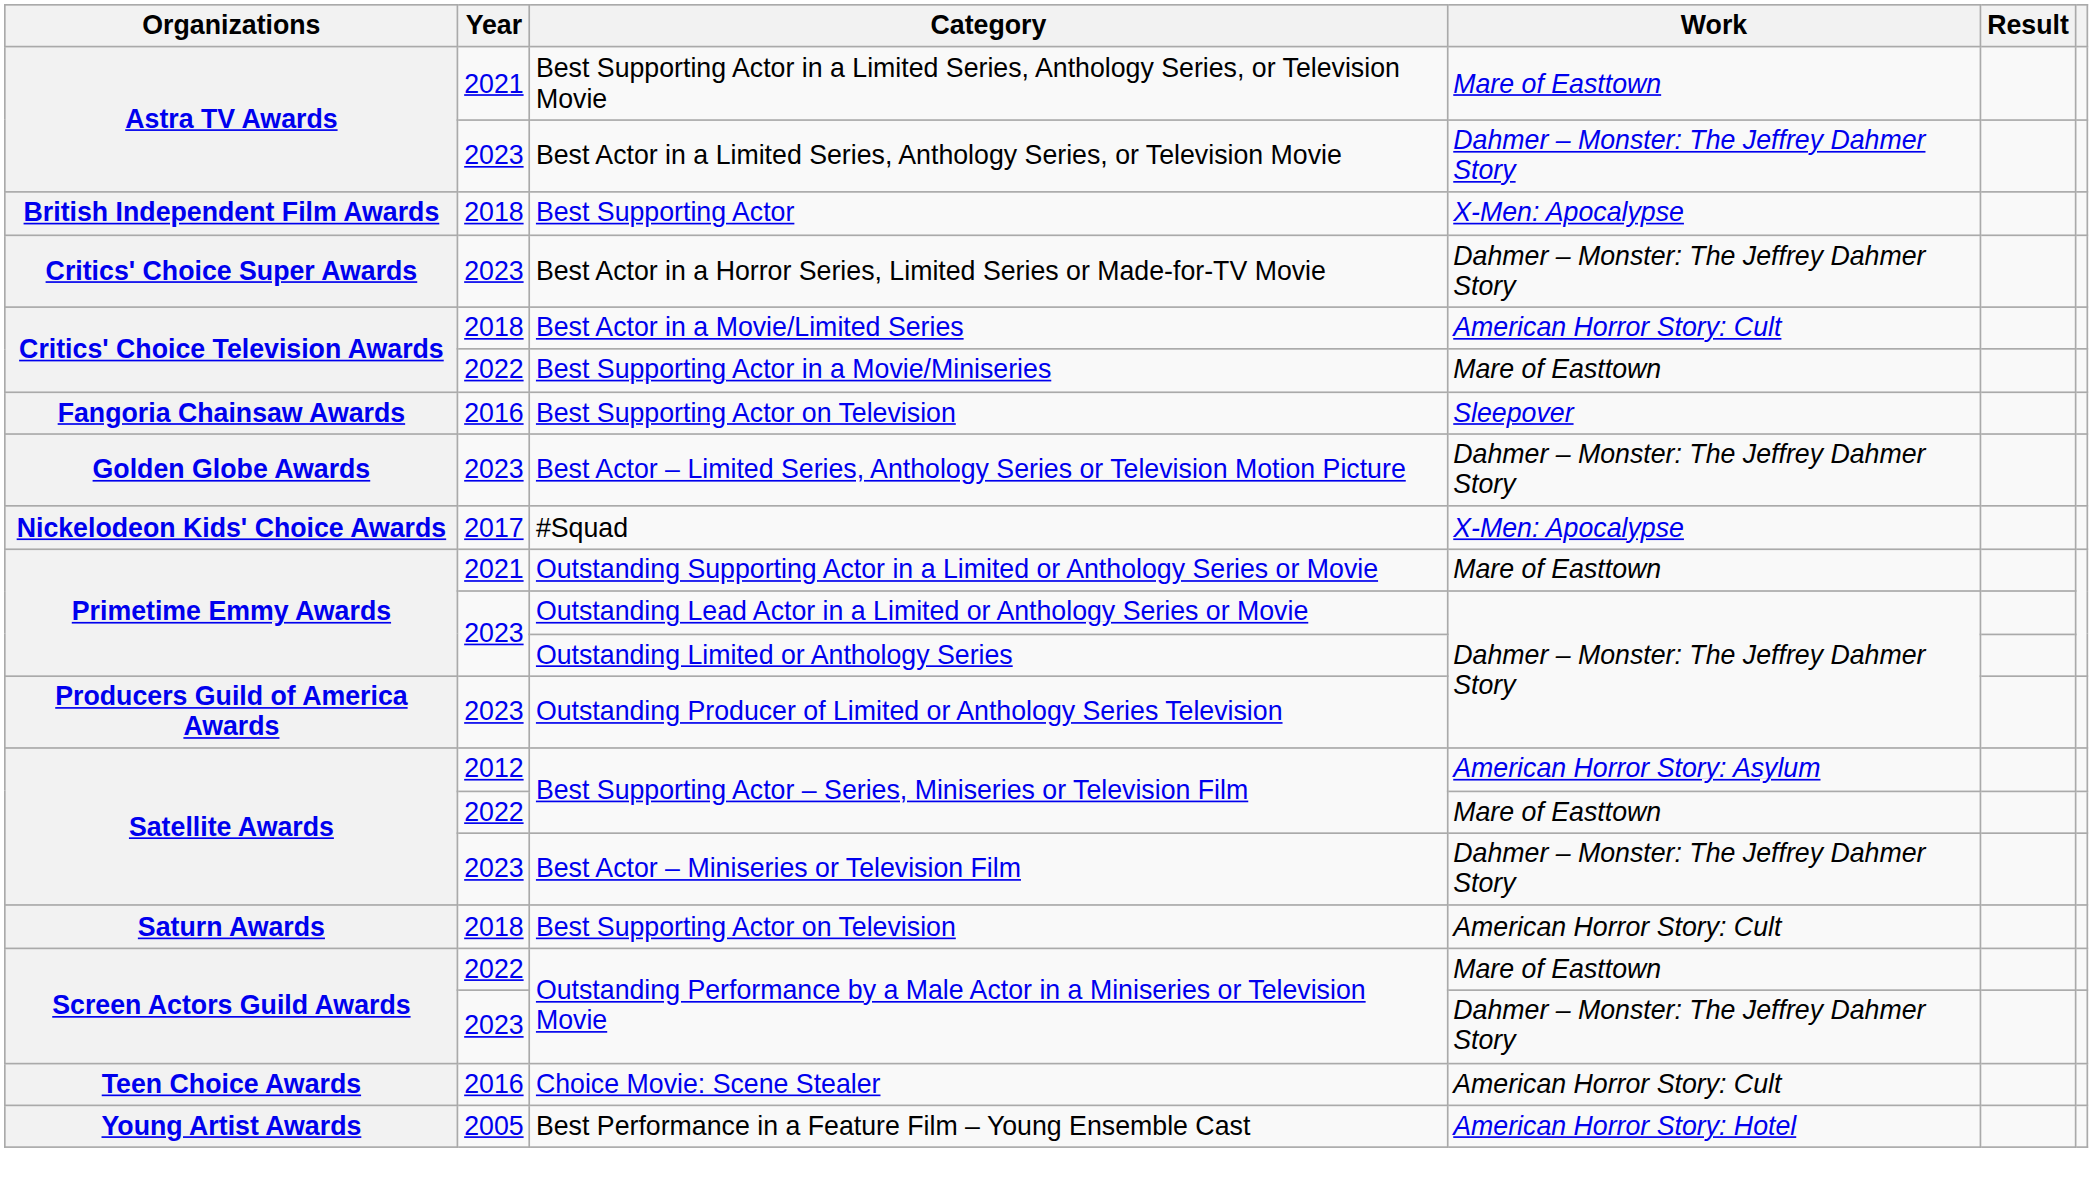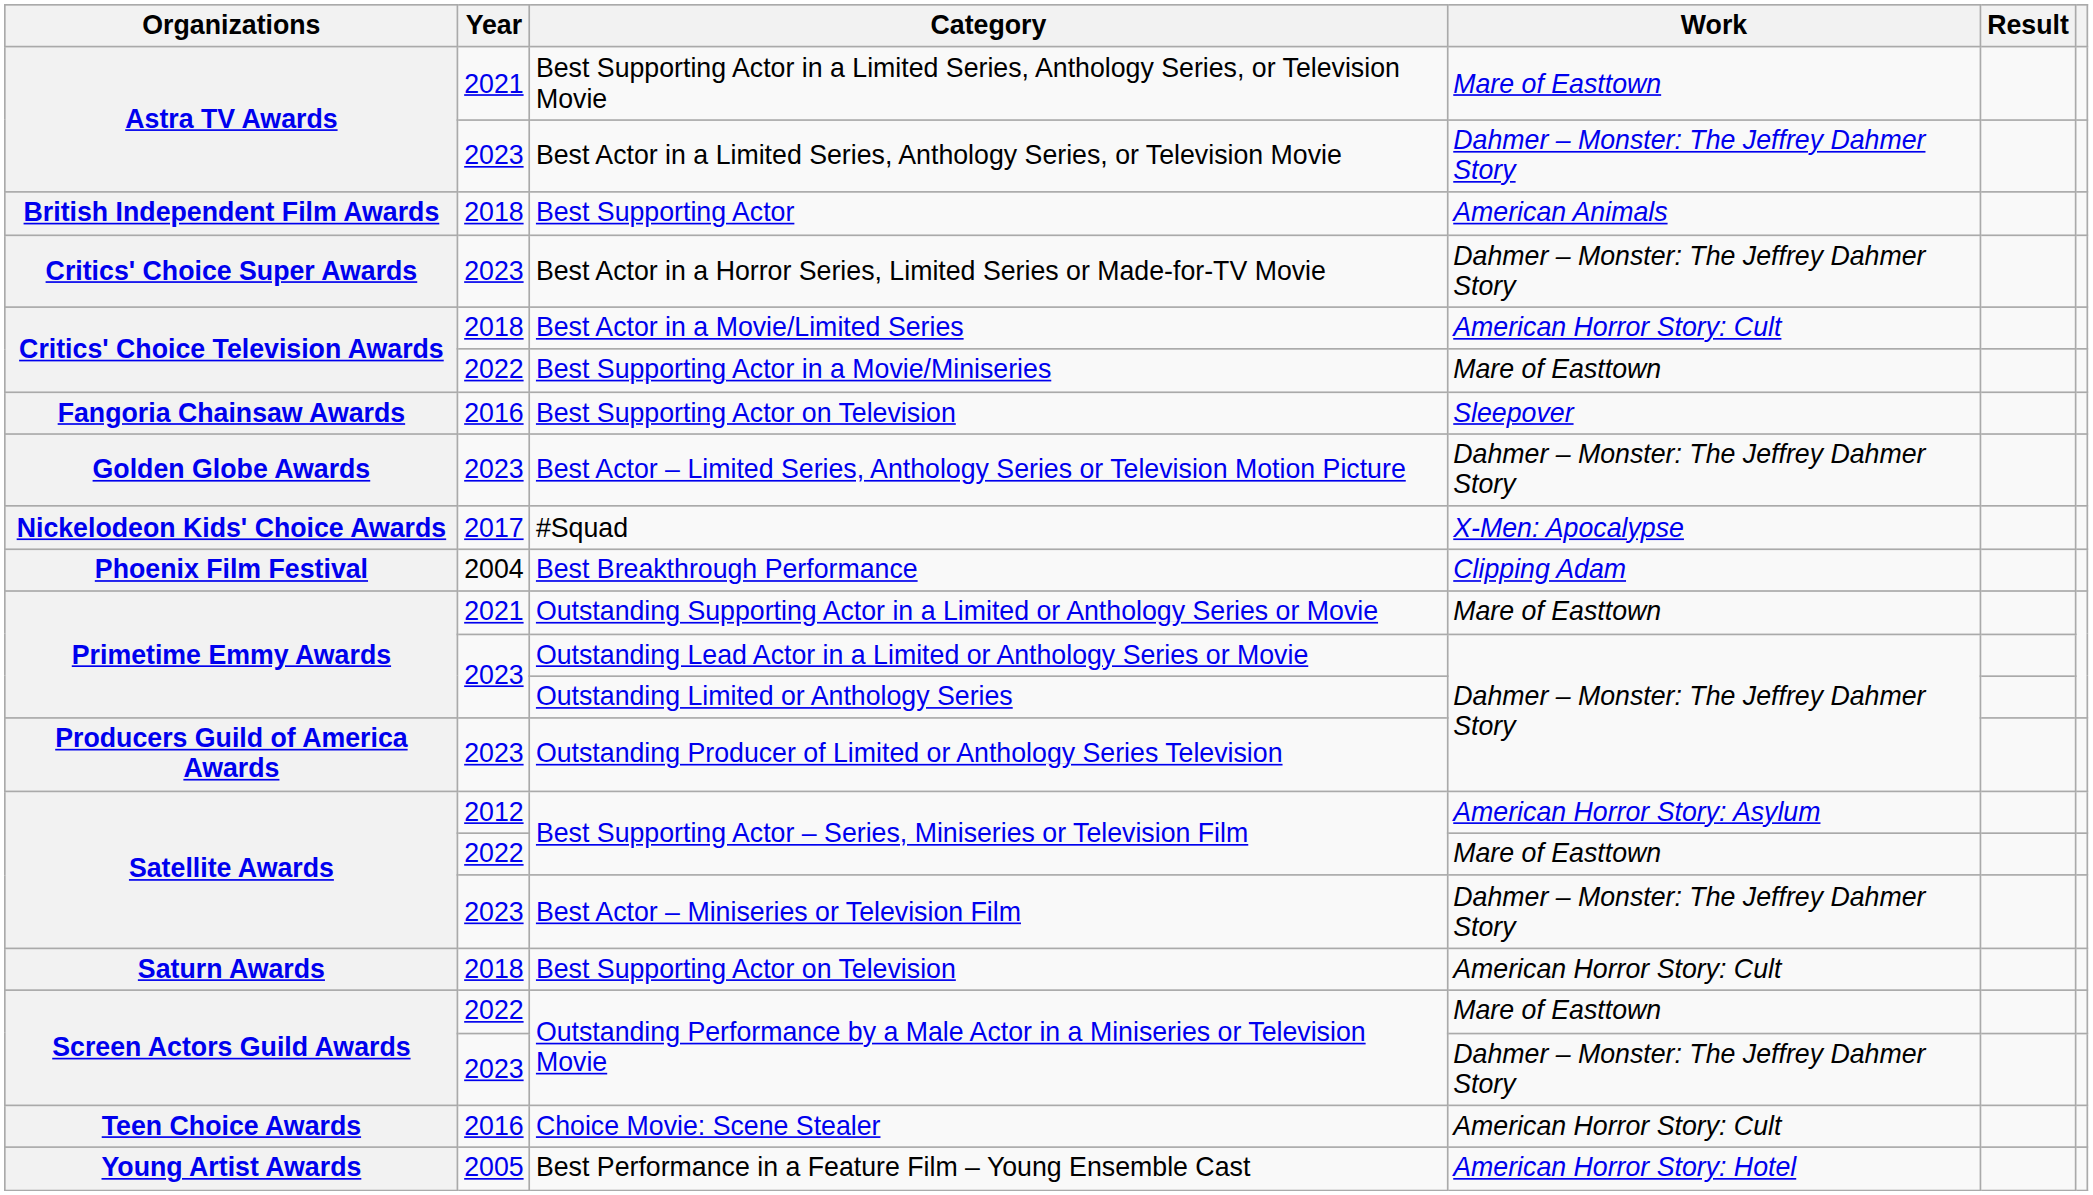(1569, 212) X-Men: Apocalypse -> (1560, 212) American Animals
+ row: (494, 569)
